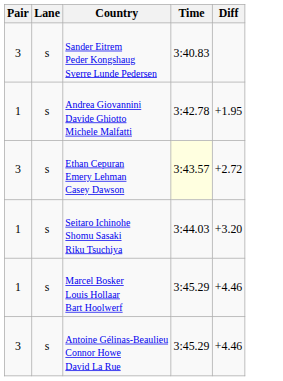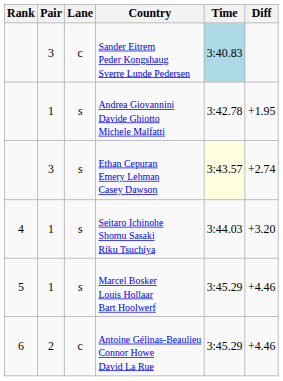+ column: (21, 13)
(47, 52) s -> (80, 52) c
(191, 52) no background -> (225, 52) lightblue background
(229, 170) +2.72 -> (262, 170) +2.74
(18, 346) 3 -> (51, 346) 2
(47, 346) s -> (80, 346) c
